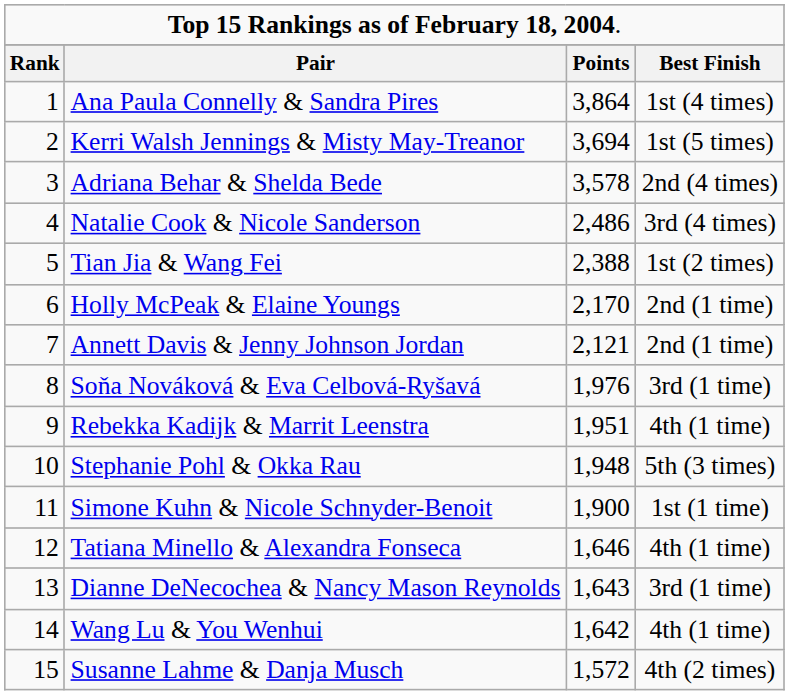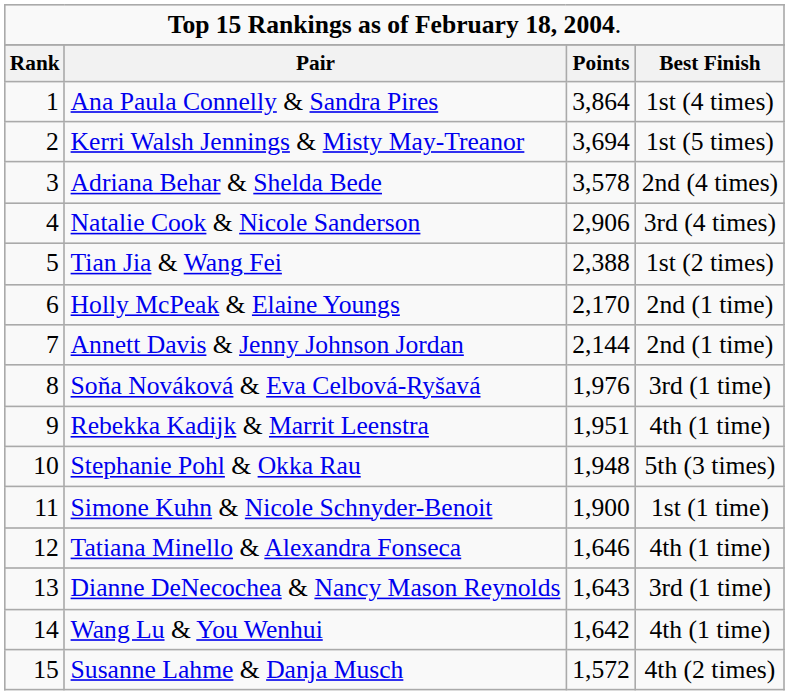(601, 222) 2,486 -> (601, 222) 2,906
(601, 344) 2,121 -> (601, 344) 2,144
